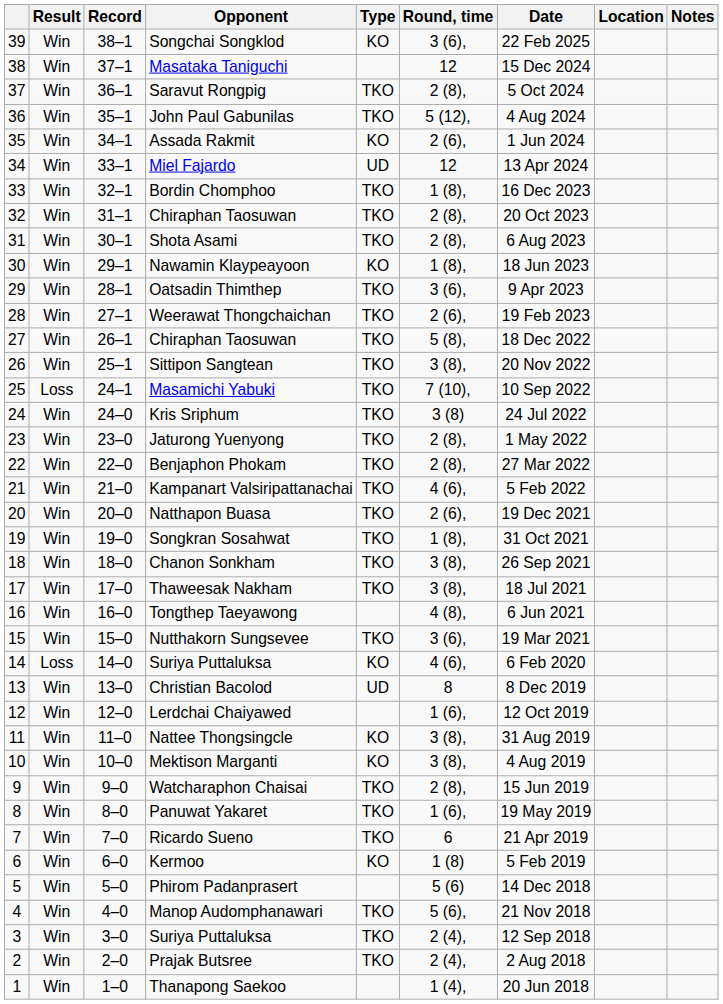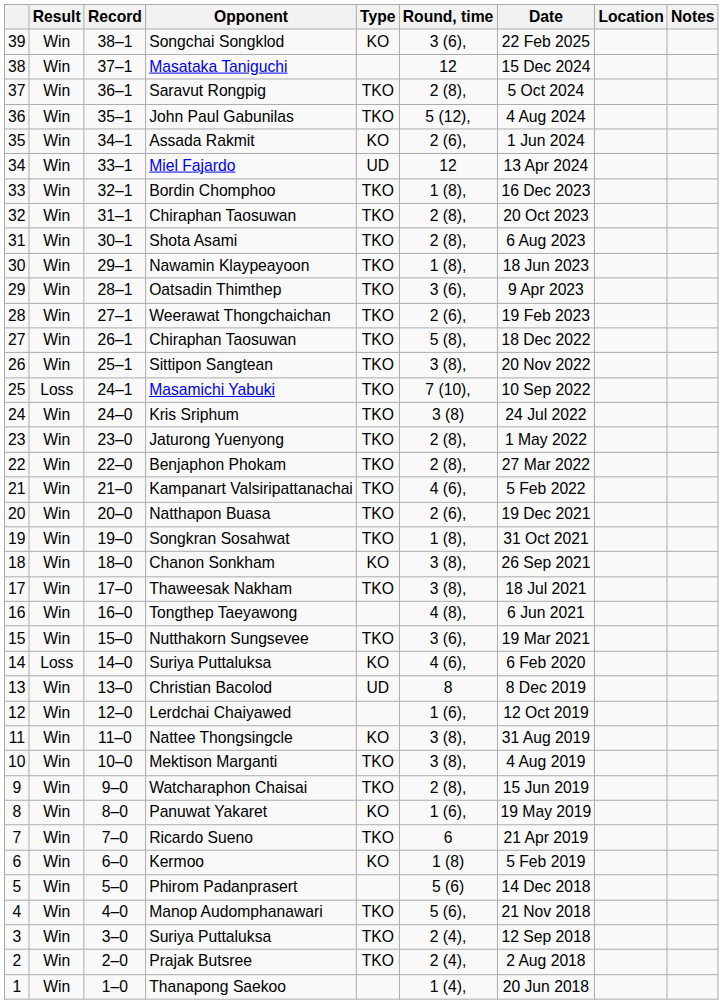(378, 265) KO -> (378, 265) TKO
(378, 564) TKO -> (378, 564) KO
(378, 762) KO -> (378, 762) TKO
(378, 812) TKO -> (378, 812) KO
